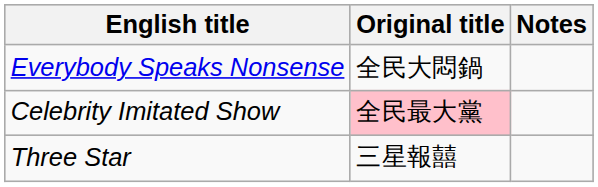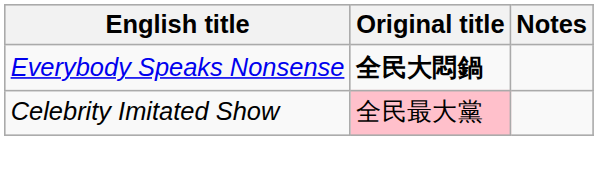(420, 66) normal -> (420, 66) bold
- row: (71, 157)
